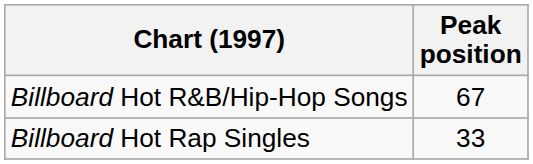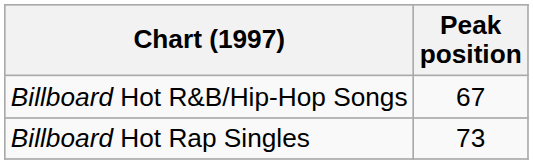(471, 138) 33 -> (471, 138) 73
